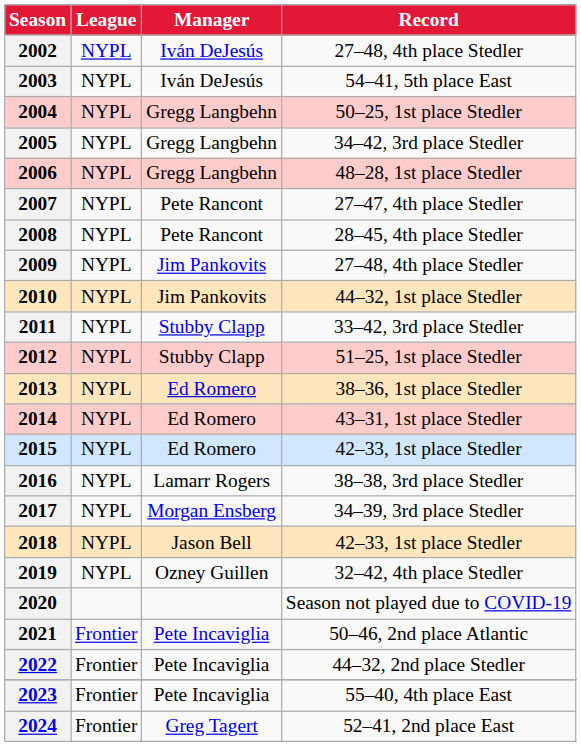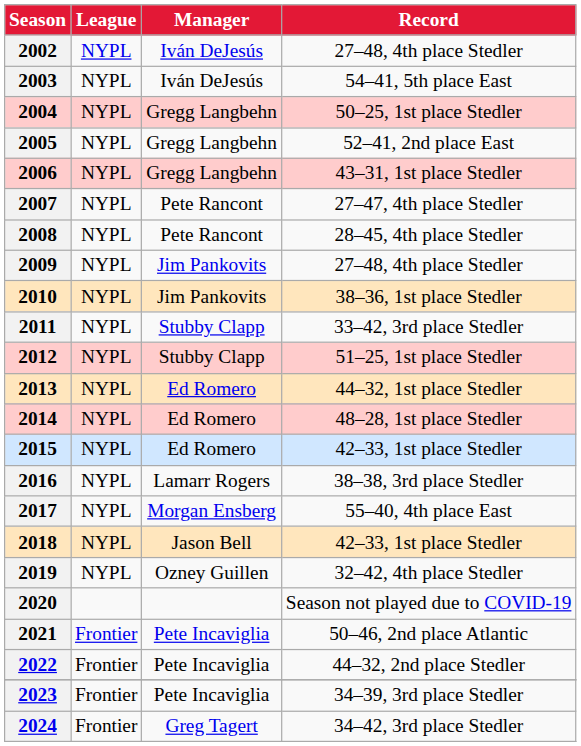(429, 142) 34–42, 3rd place Stedler -> (429, 142) 52–41, 2nd place East
(429, 173) 48–28, 1st place Stedler -> (429, 173) 43–31, 1st place Stedler
(429, 296) 44–32, 1st place Stedler -> (429, 296) 38–36, 1st place Stedler
(429, 388) 38–36, 1st place Stedler -> (429, 388) 44–32, 1st place Stedler
(429, 419) 43–31, 1st place Stedler -> (429, 419) 48–28, 1st place Stedler
(429, 511) 34–39, 3rd place Stedler -> (429, 511) 55–40, 4th place East
(429, 695) 55–40, 4th place East -> (429, 695) 34–39, 3rd place Stedler
(429, 726) 52–41, 2nd place East -> (429, 726) 34–42, 3rd place Stedler
